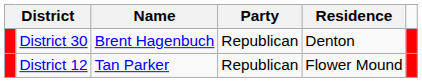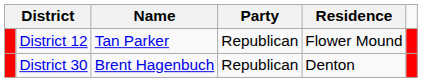rows swapped: (54, 65) <-> (54, 41)
